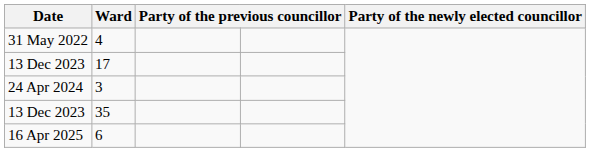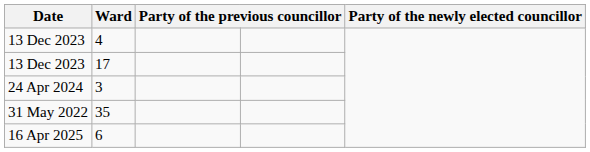(48, 40) 31 May 2022 -> (46, 40) 13 Dec 2023
(46, 111) 13 Dec 2023 -> (48, 111) 31 May 2022
